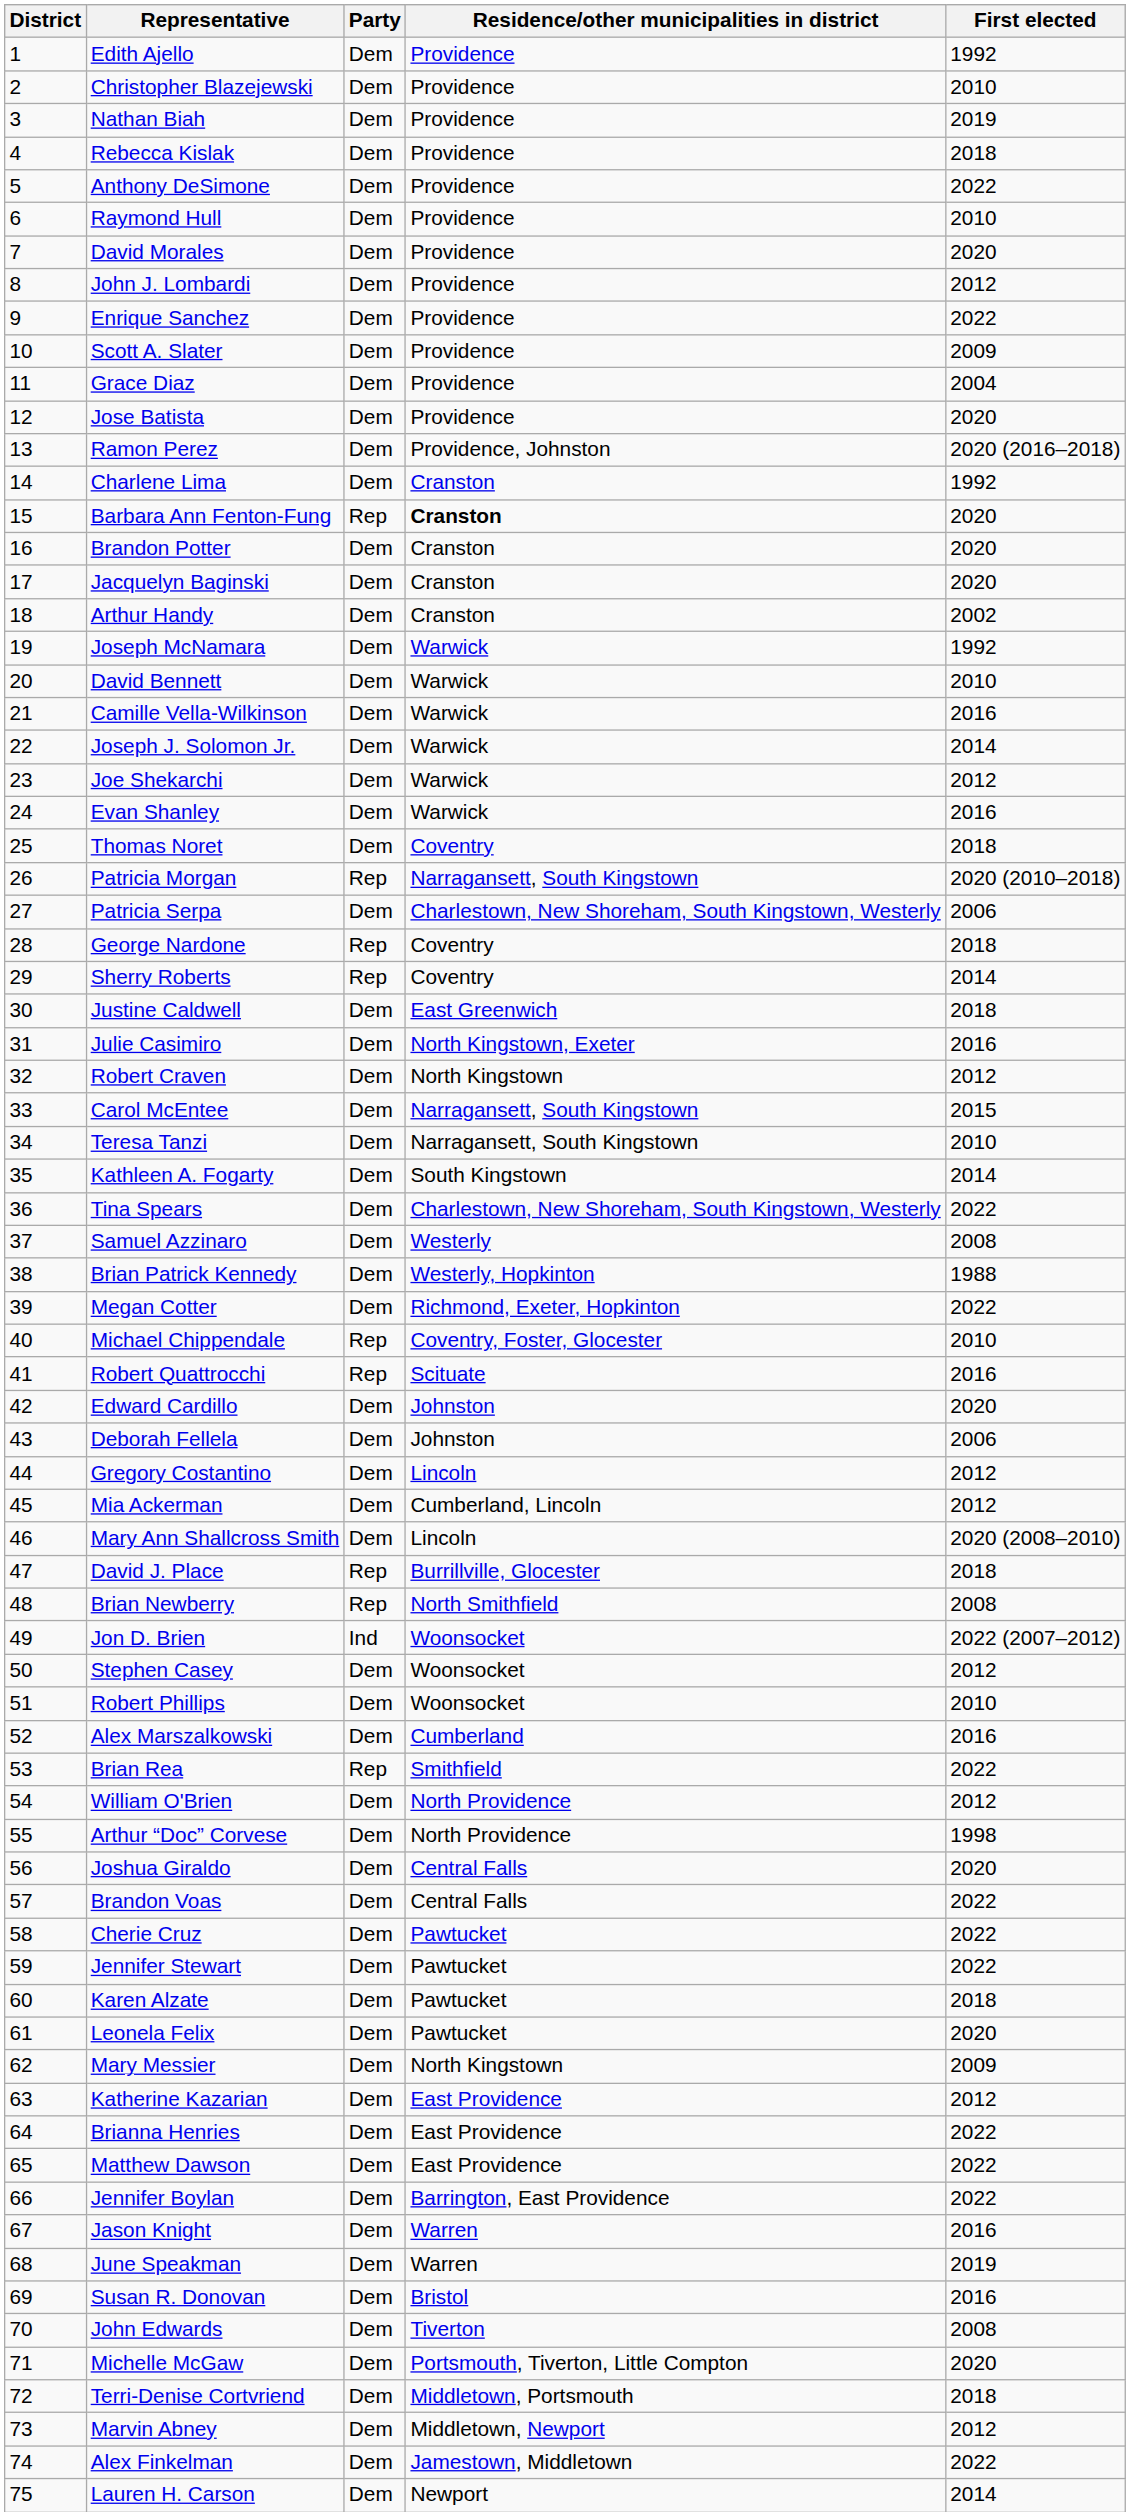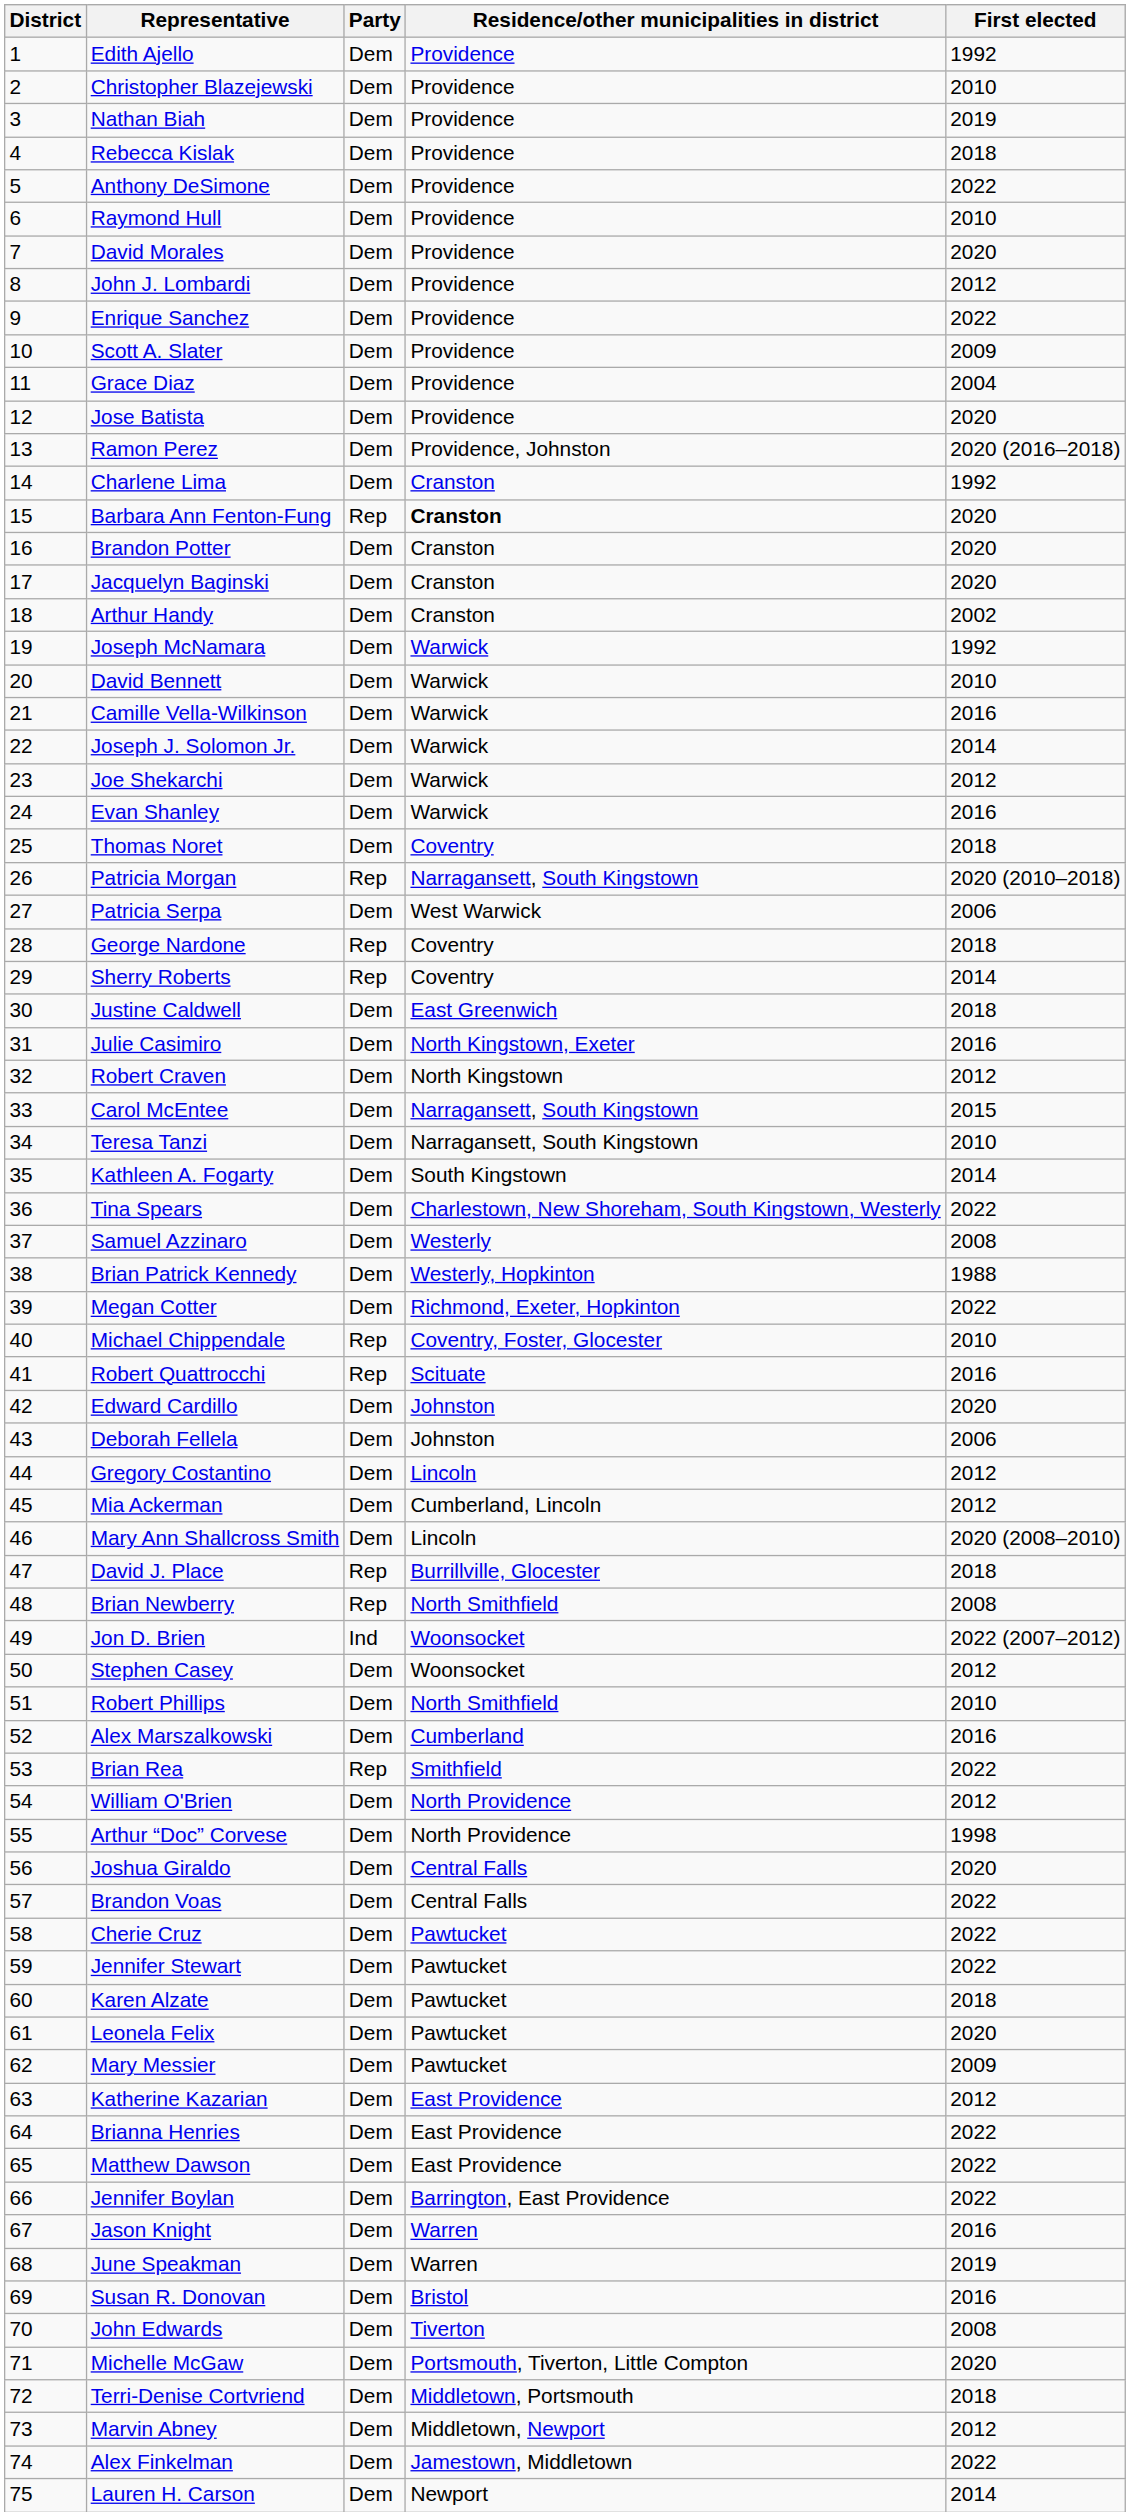(676, 911) Charlestown, New Shoreham, South Kingstown, Westerly -> (476, 911) West Warwick
(467, 1703) Woonsocket -> (484, 1703) North Smithfield
(487, 2066) North Kingstown -> (458, 2066) Pawtucket
